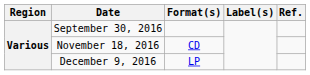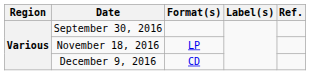(194, 45) CD -> (194, 45) LP
(194, 61) LP -> (194, 61) CD
